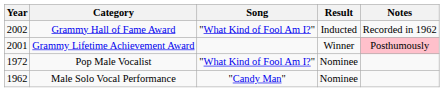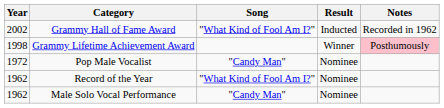(17, 45) 2001 -> (17, 45) 1998
(257, 62) "What Kind of Fool Am I?" -> (257, 62) "Candy Man"
+ row: (113, 78)
